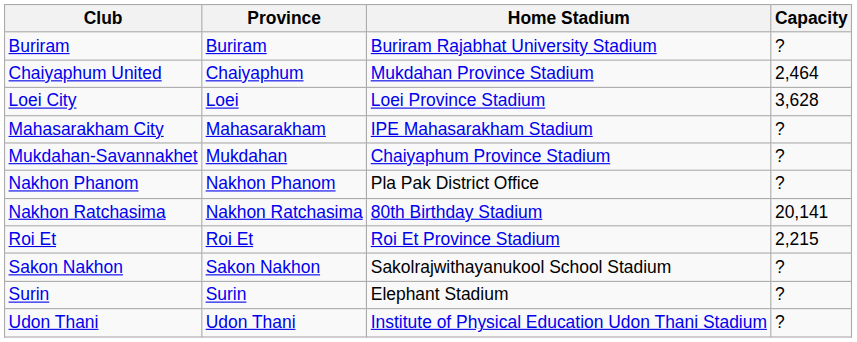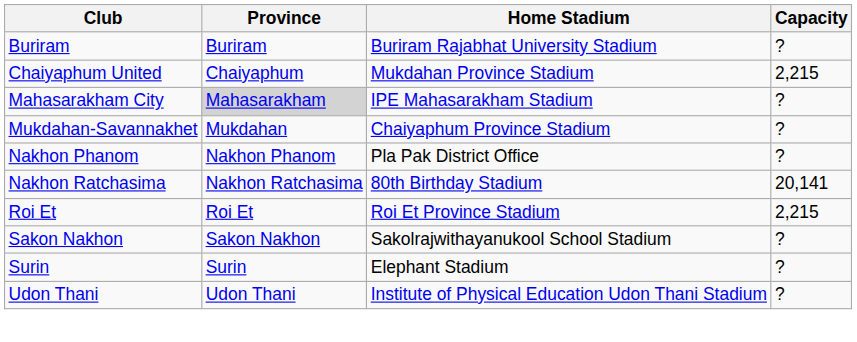(797, 73) 2,464 -> (797, 73) 2,215
- row: (42, 101)
(266, 128) no background -> (266, 101) lightgrey background
